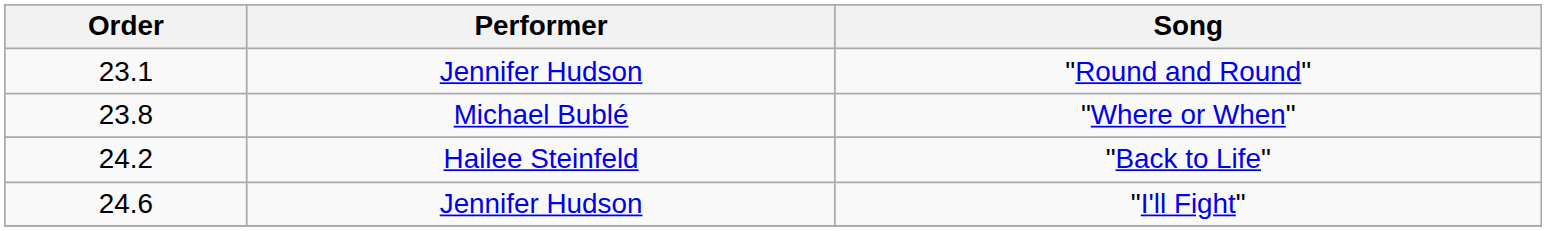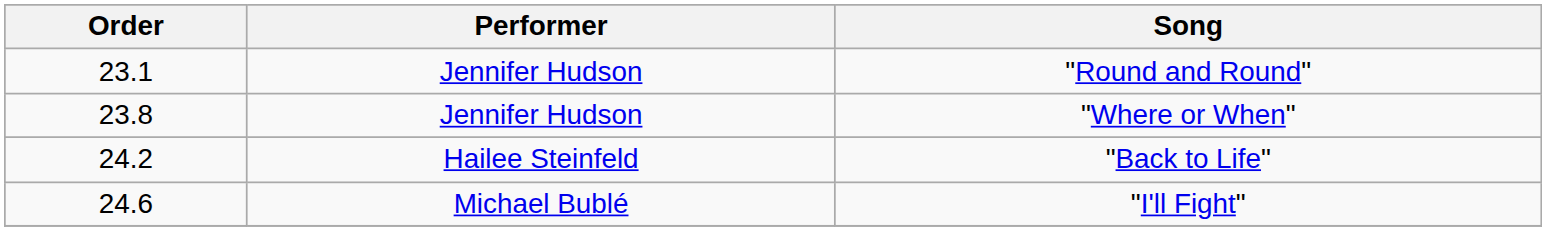(541, 114) Michael Bublé -> (541, 114) Jennifer Hudson
(541, 203) Jennifer Hudson -> (541, 203) Michael Bublé
